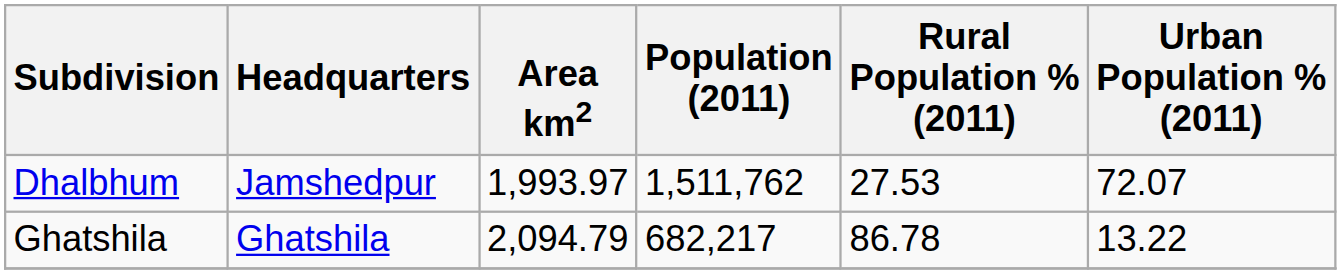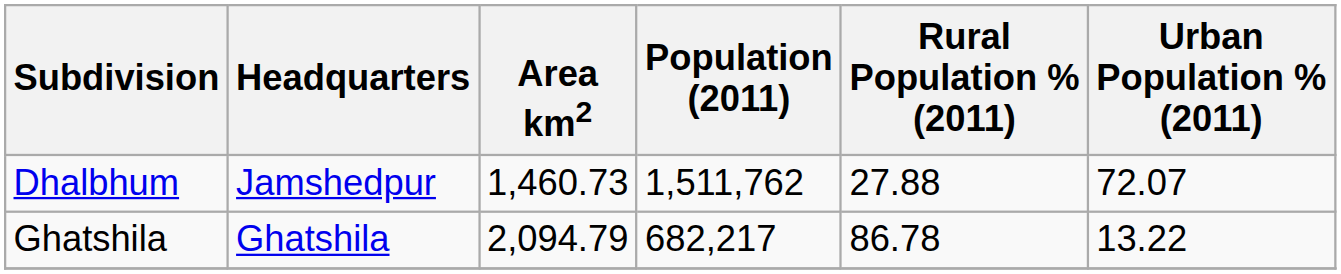(558, 182) 1,993.97 -> (558, 182) 1,460.73
(895, 182) 27.53 -> (895, 182) 27.88
